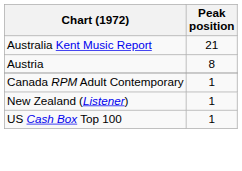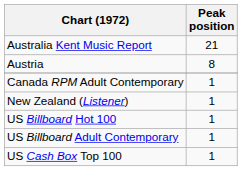+ row: (62, 119)
+ row: (93, 138)
